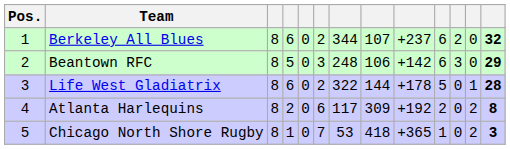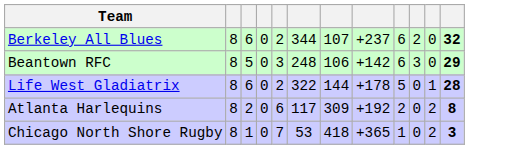- column: (25, 16)
